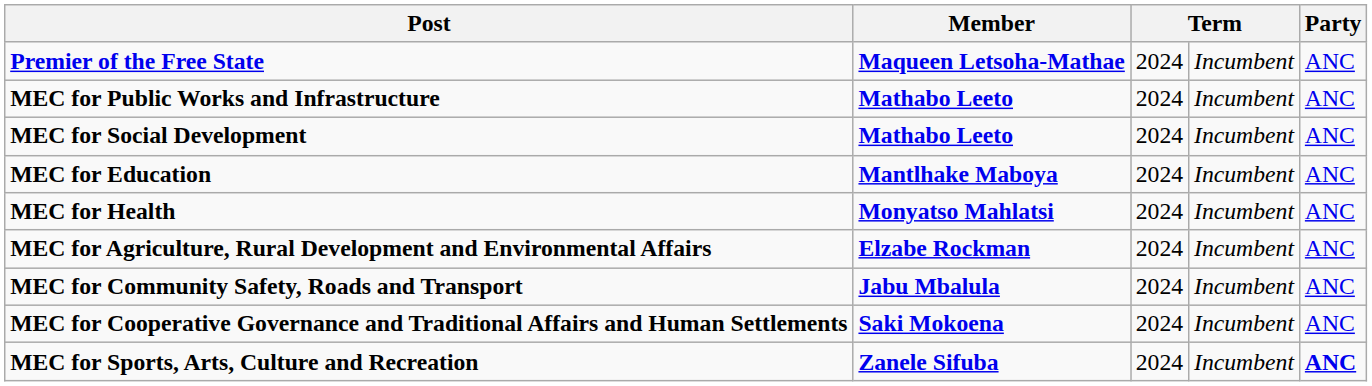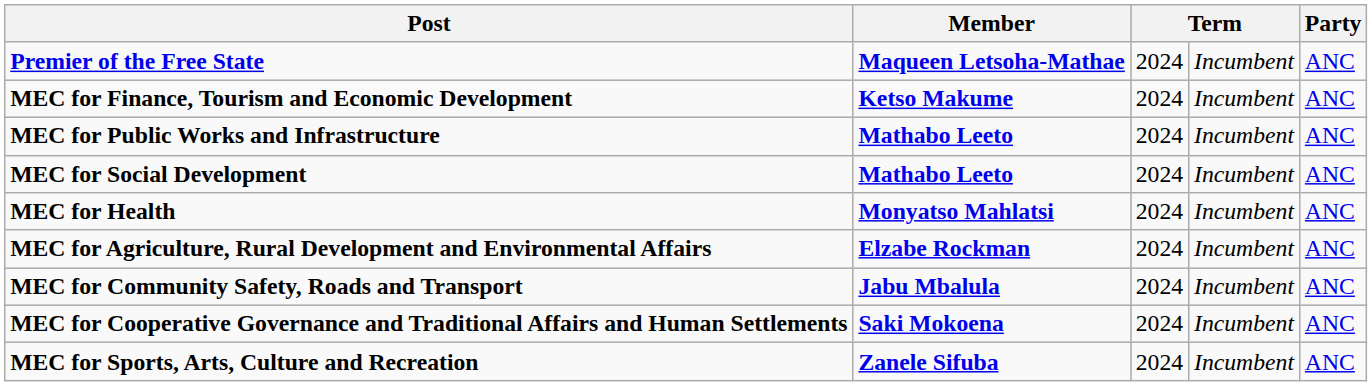+ row: (291, 98)
- row: (111, 173)
(1331, 361) bold -> (1330, 361) normal
